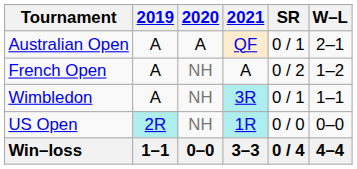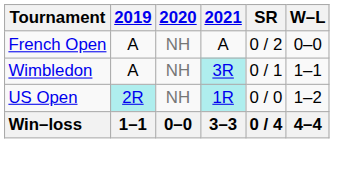- row: (69, 44)
(330, 71) 1–2 -> (308, 44) 0–0
(330, 124) 0–0 -> (308, 97) 1–2
